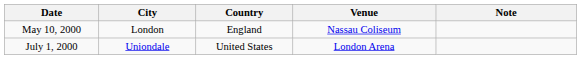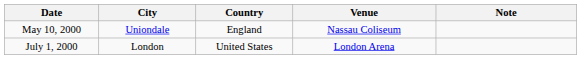(147, 29) London -> (147, 29) Uniondale
(147, 46) Uniondale -> (147, 46) London
